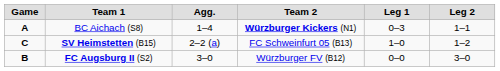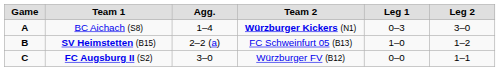(462, 27) 1–1 -> (462, 27) 3–0
(25, 43) C -> (25, 43) B
(25, 58) B -> (25, 58) C
(462, 58) 3–0 -> (462, 58) 1–1
